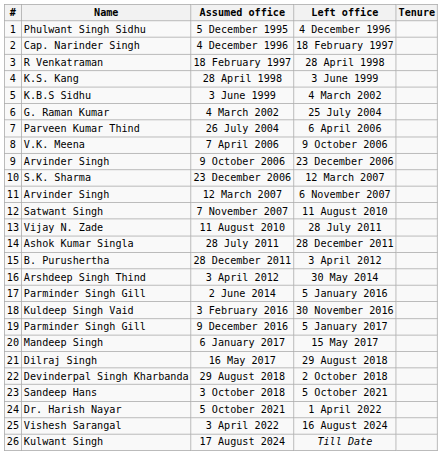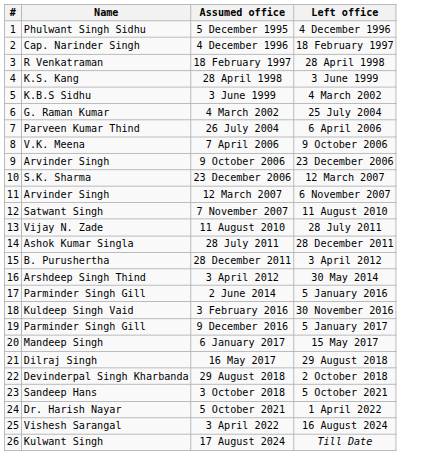- column: (417, 13)
